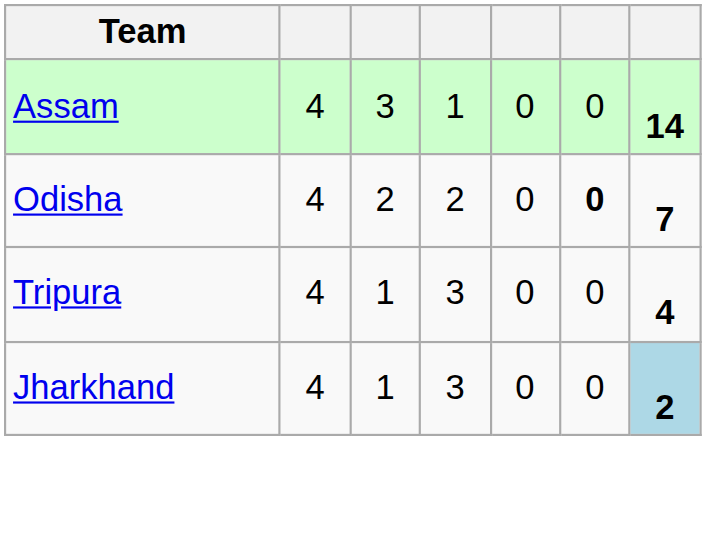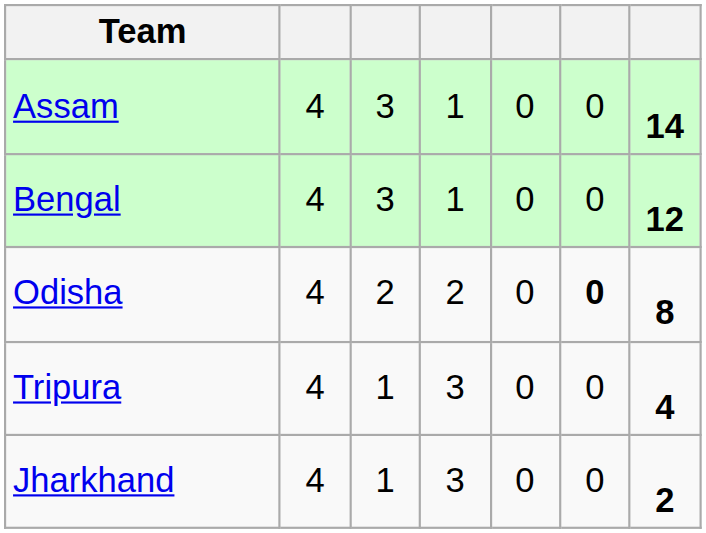+ row: (67, 199)
(665, 219) 7 -> (665, 312) 8
(665, 406) lightblue background -> (665, 500) no background
